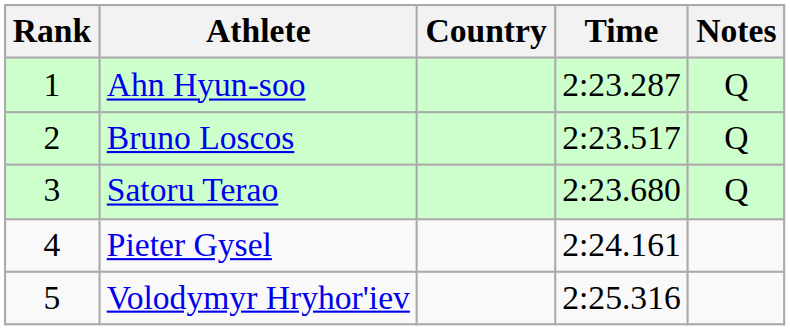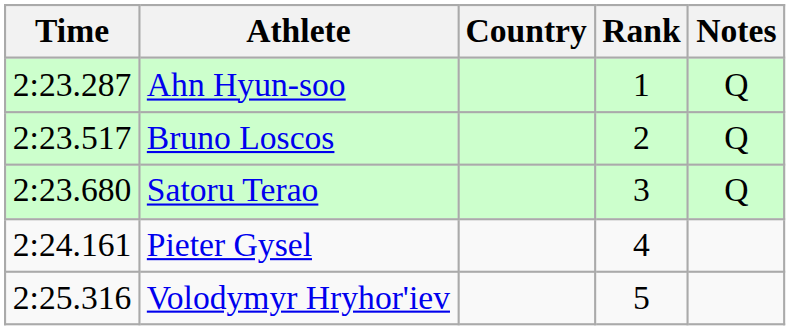columns swapped: (52, 31) <-> (621, 31)
